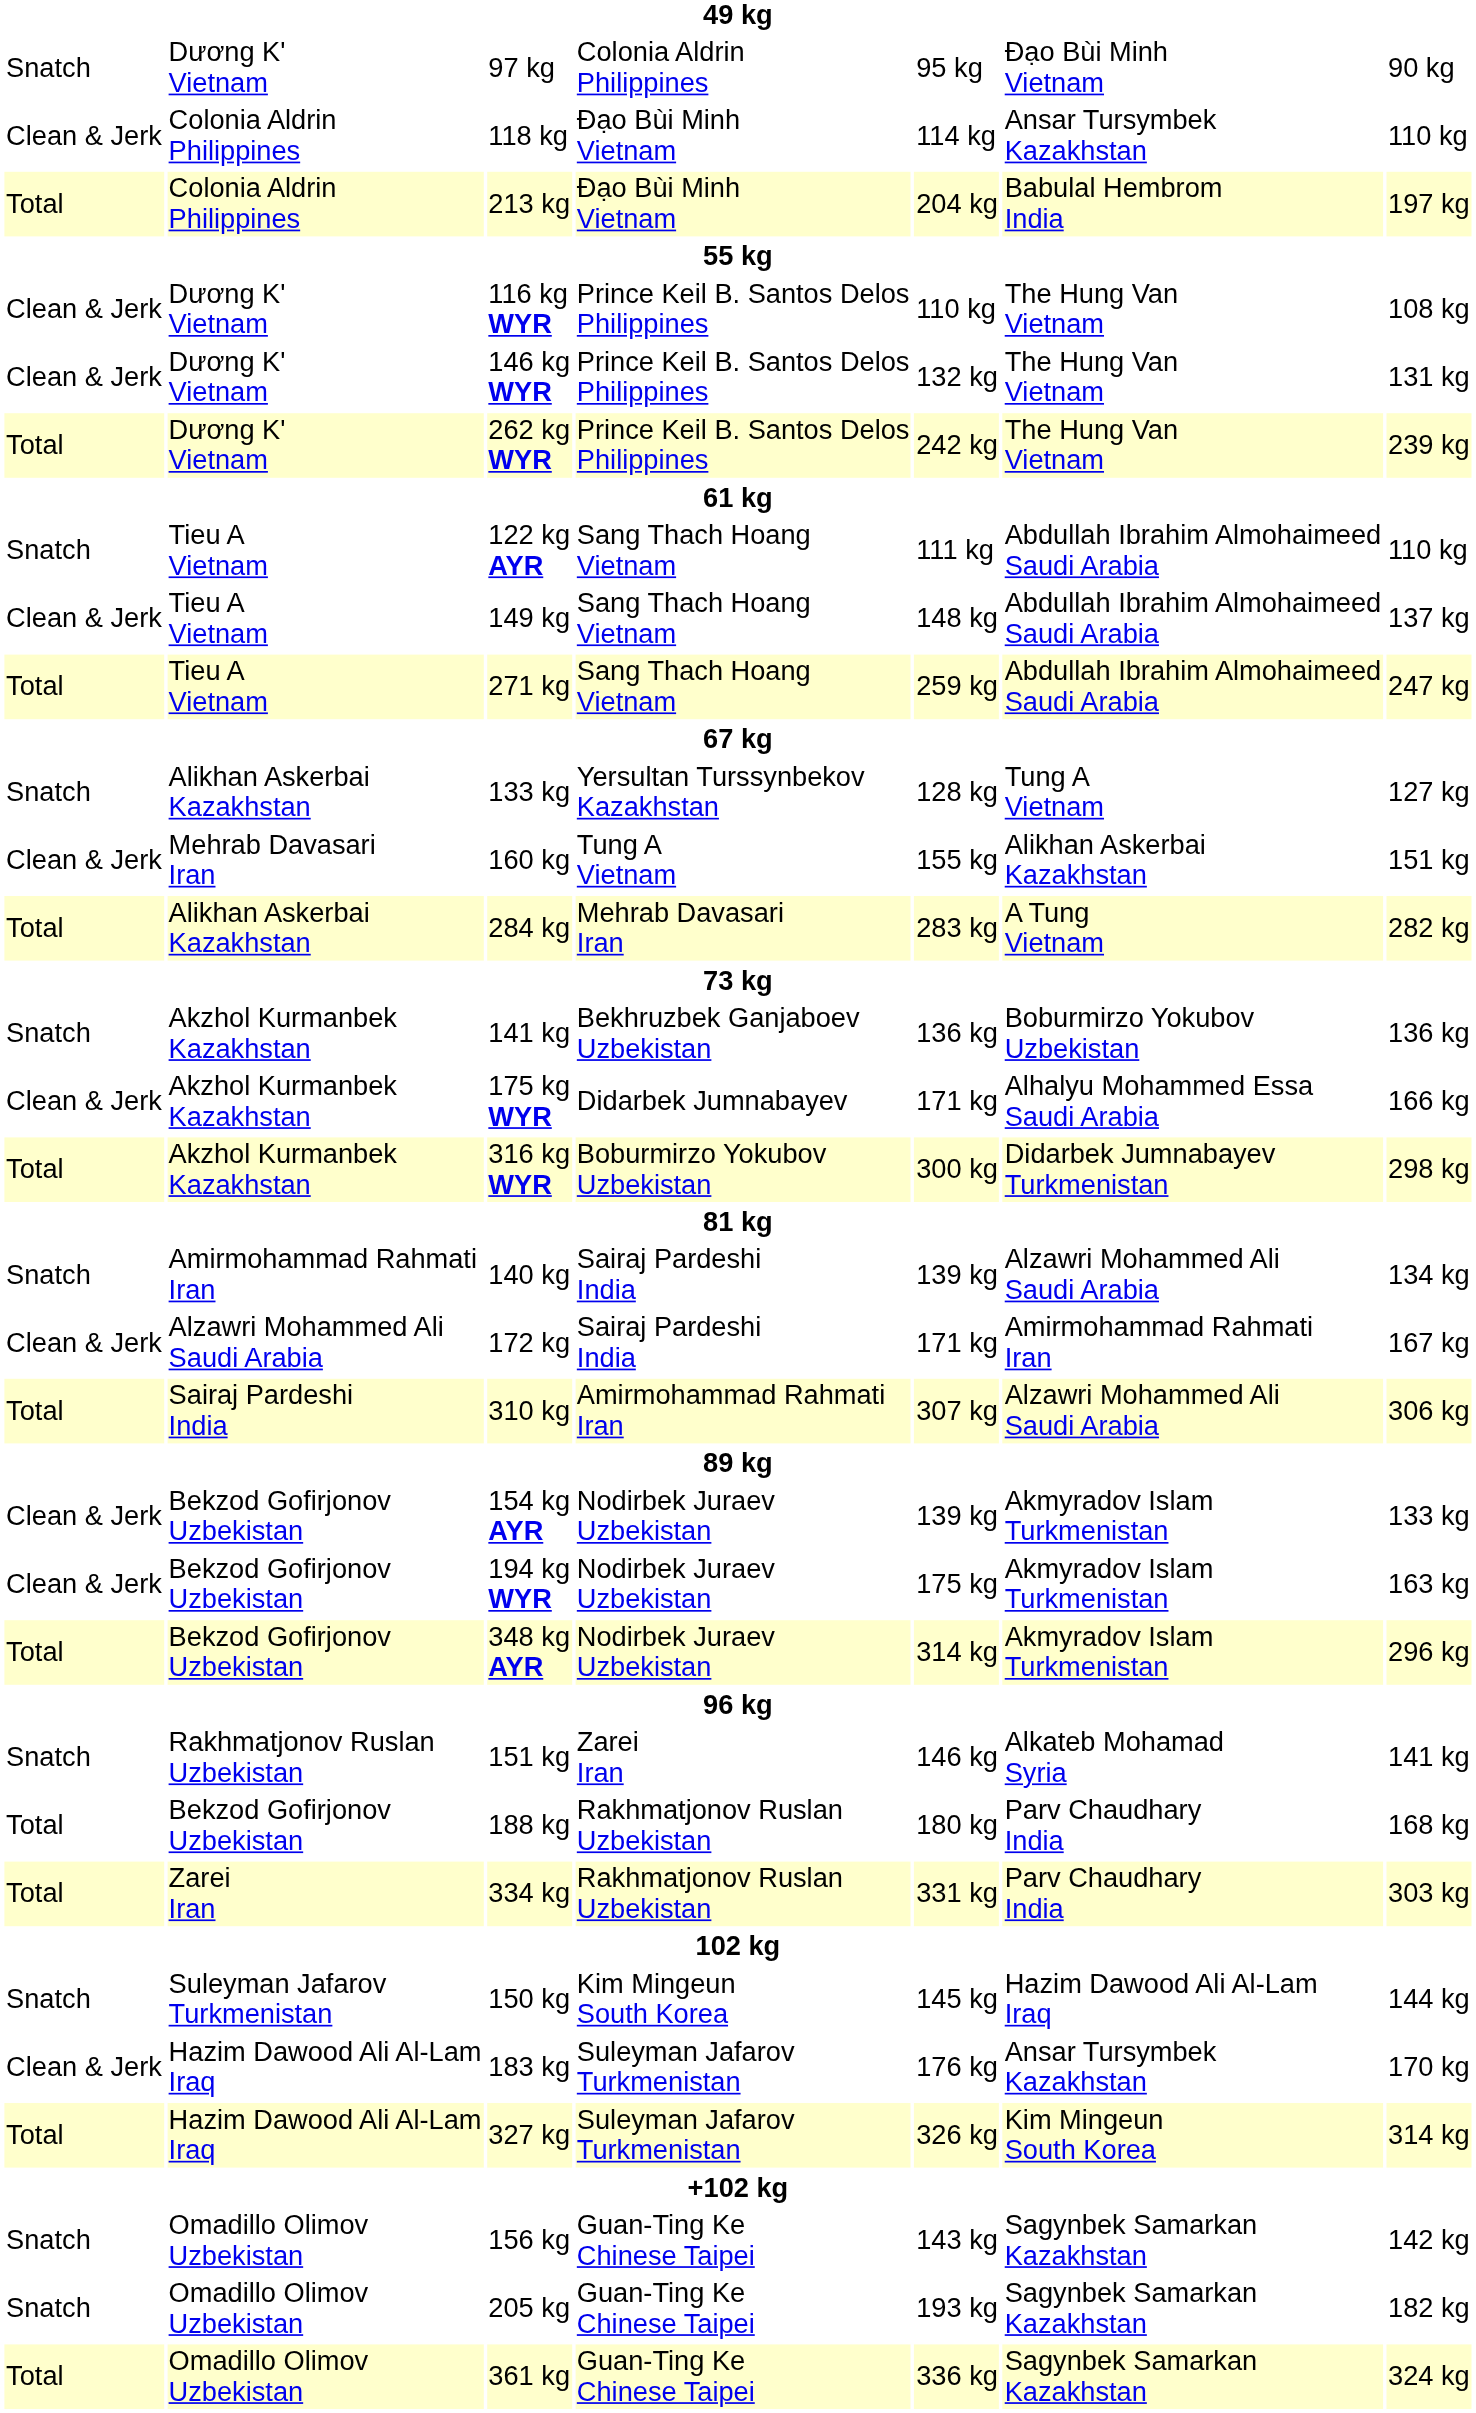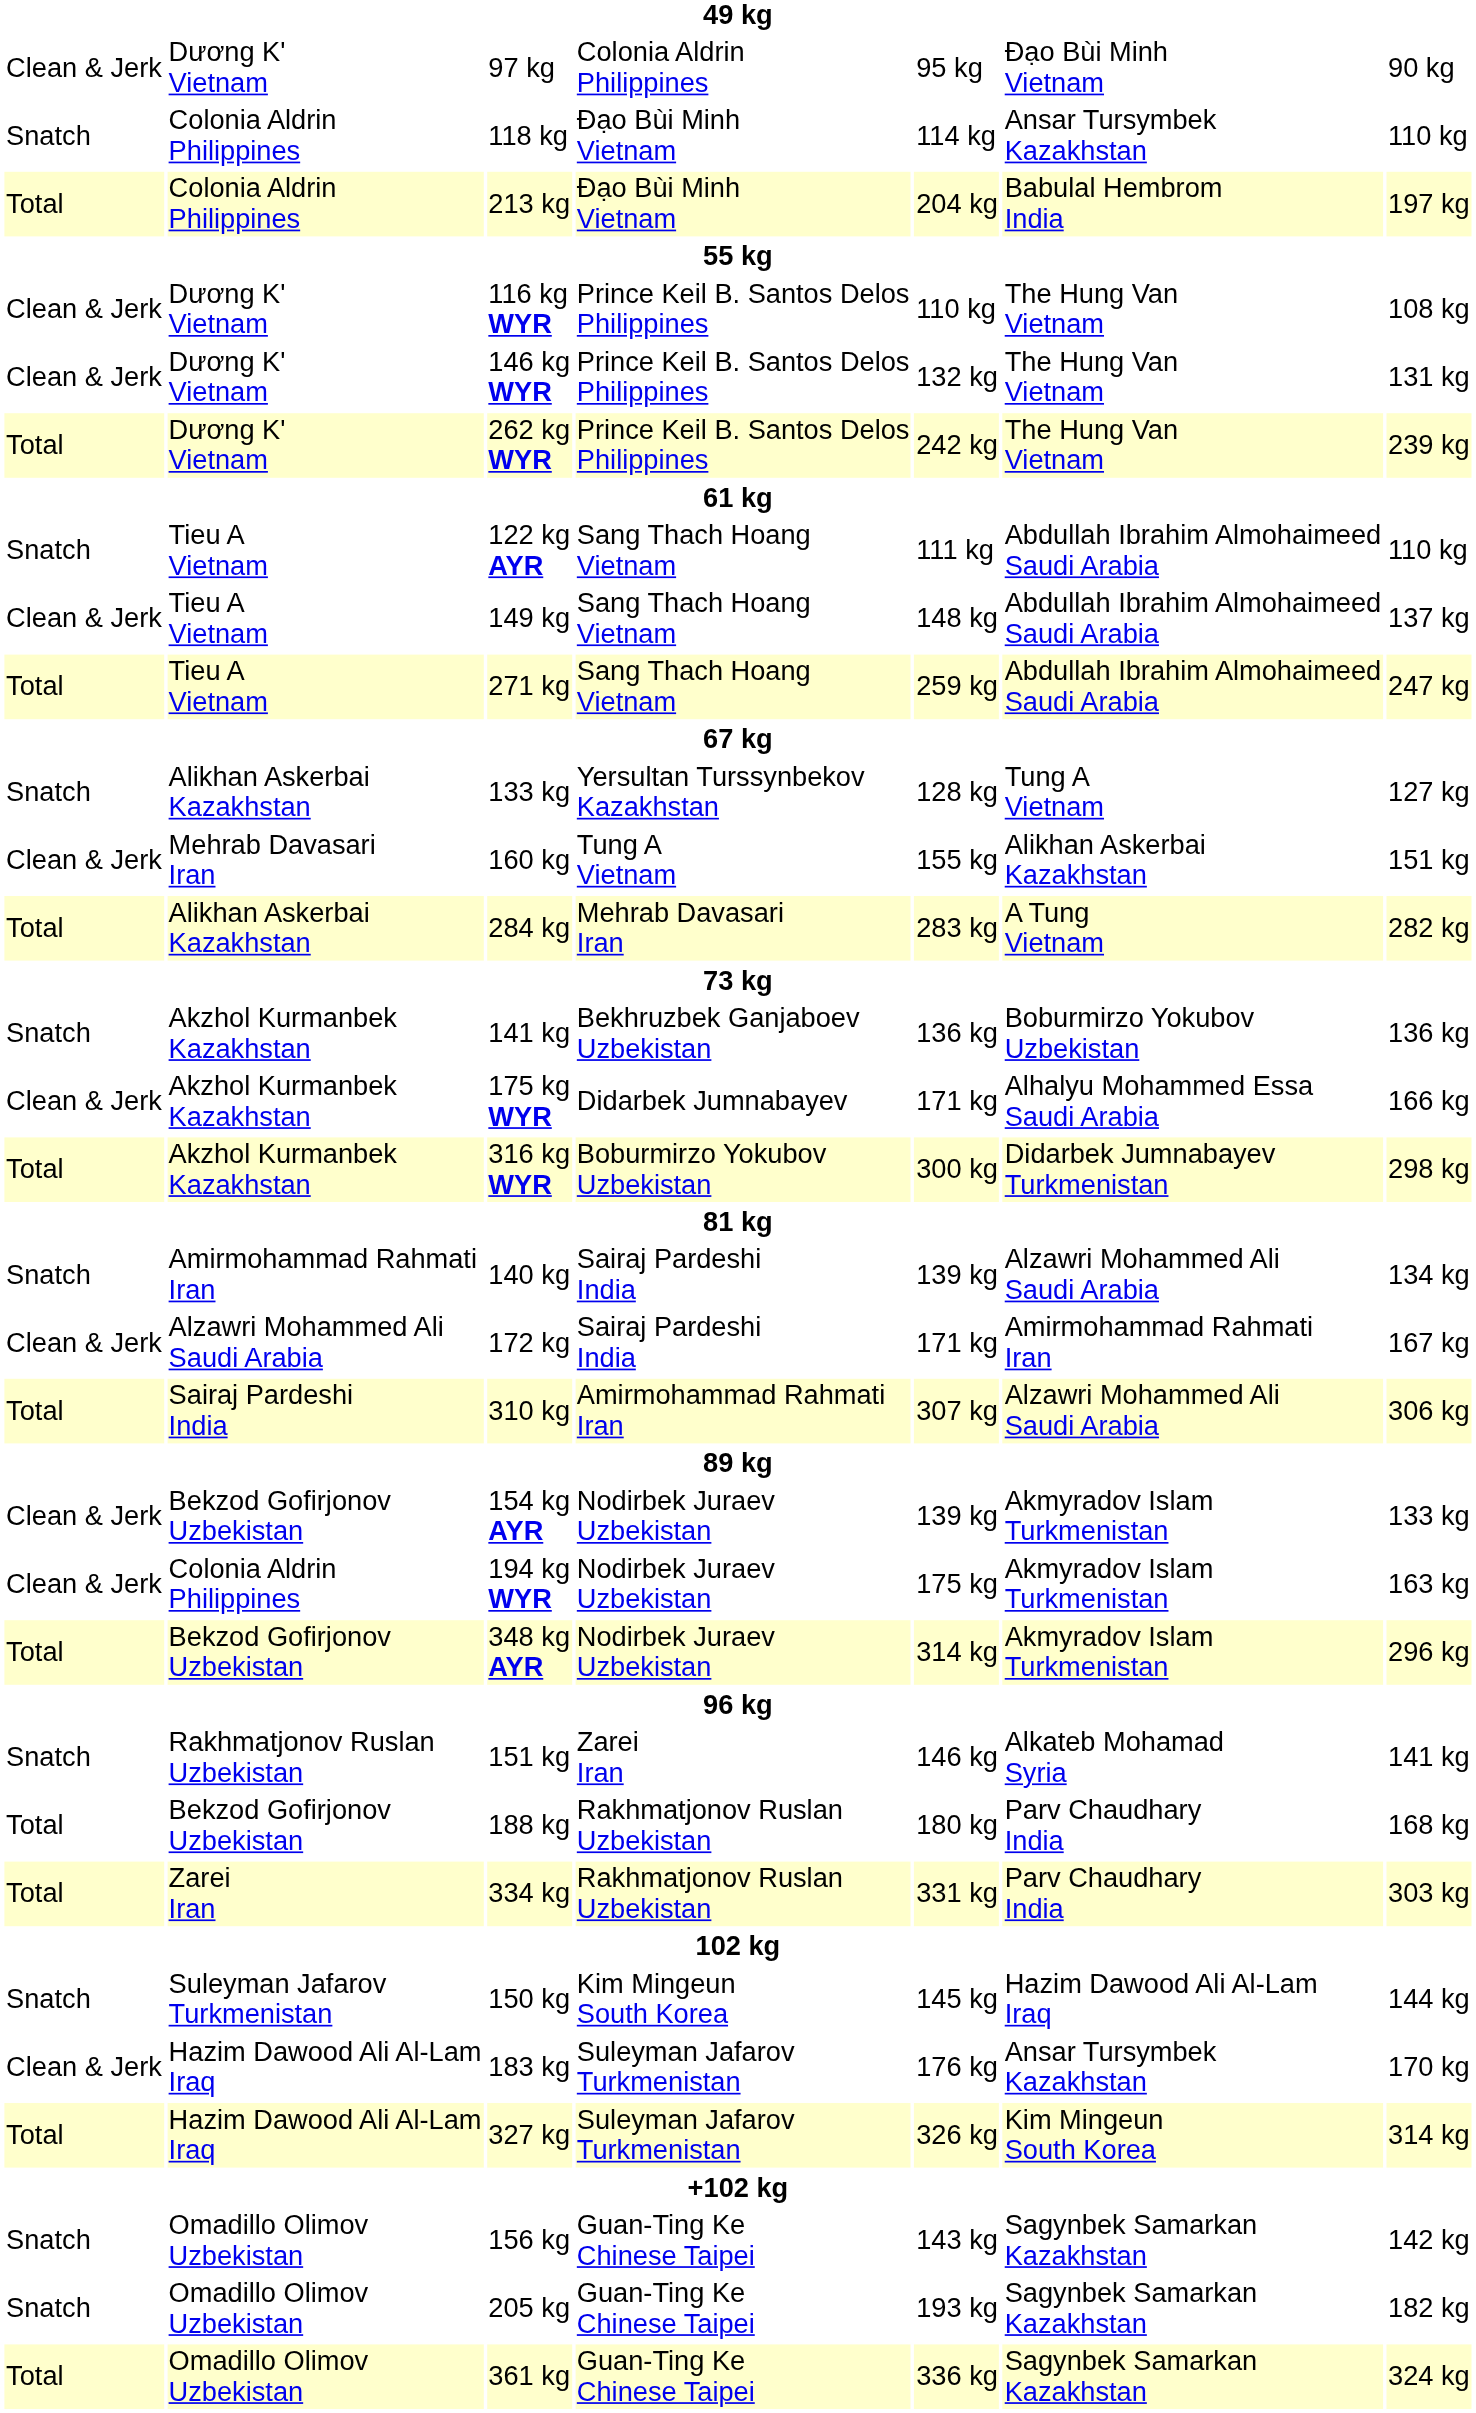(48, 67) Snatch -> (84, 67) Clean & Jerk
(84, 135) Clean & Jerk -> (48, 135) Snatch
(280, 1584) Bekzod Gofirjonov Uzbekistan -> (253, 1584) Colonia Aldrin Philippines
